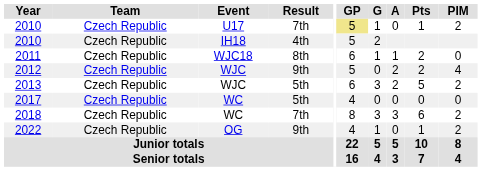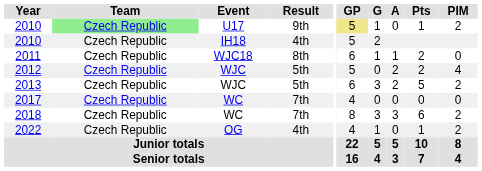(125, 26) no background -> (125, 26) lightgreen background
(301, 26) 7th -> (301, 26) 9th
(301, 70) 9th -> (301, 70) 5th
(301, 100) 5th -> (301, 100) 7th
(301, 129) 9th -> (301, 129) 4th
